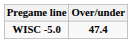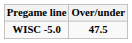(98, 30) 47.4 -> (98, 30) 47.5
